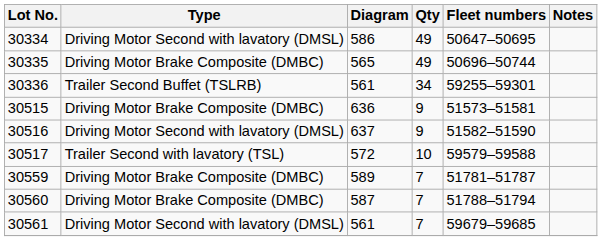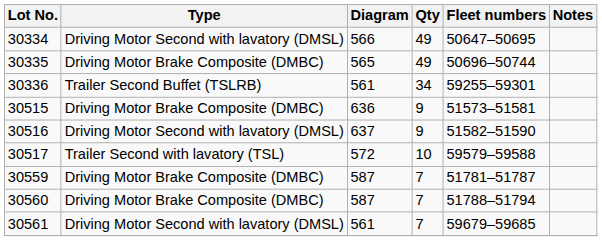(363, 39) 586 -> (363, 39) 566
(363, 177) 589 -> (363, 177) 587
